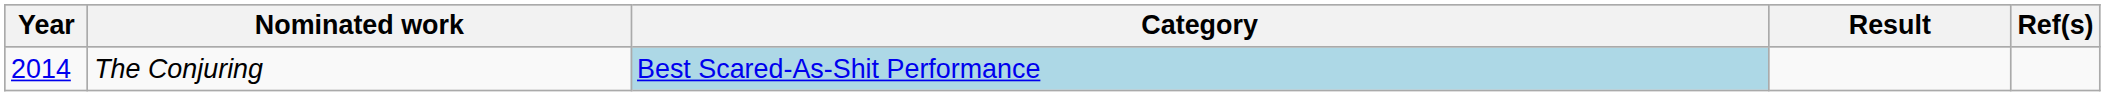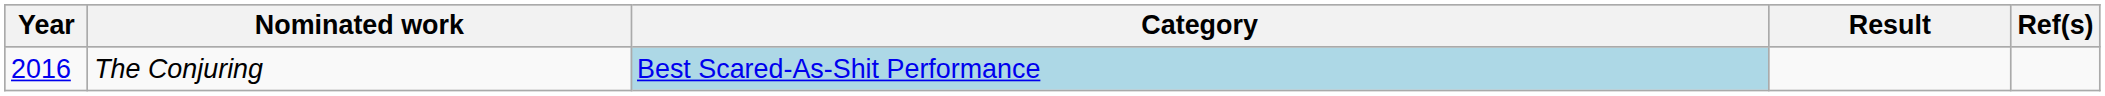(41, 68) 2014 -> (41, 68) 2016
